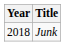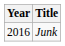(19, 31) 2018 -> (19, 31) 2016
